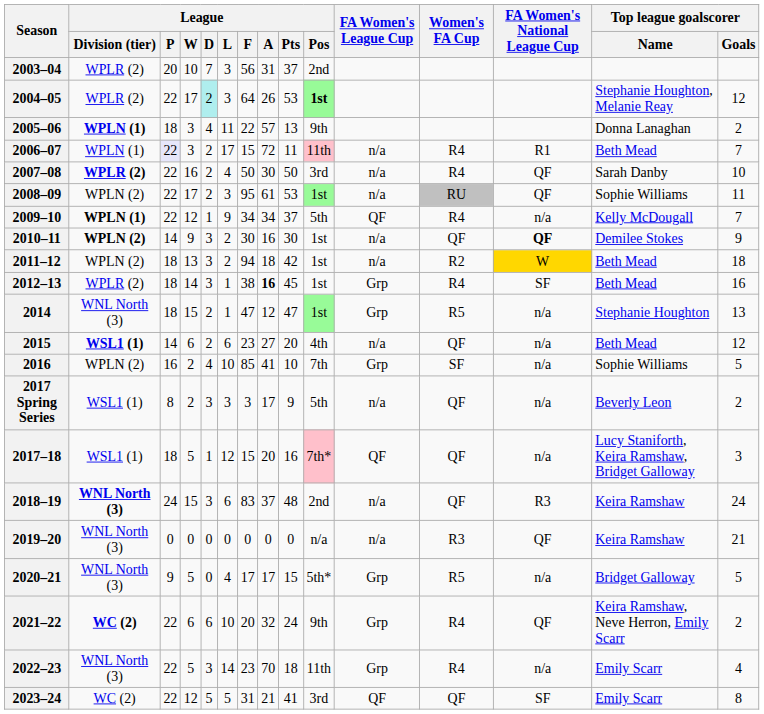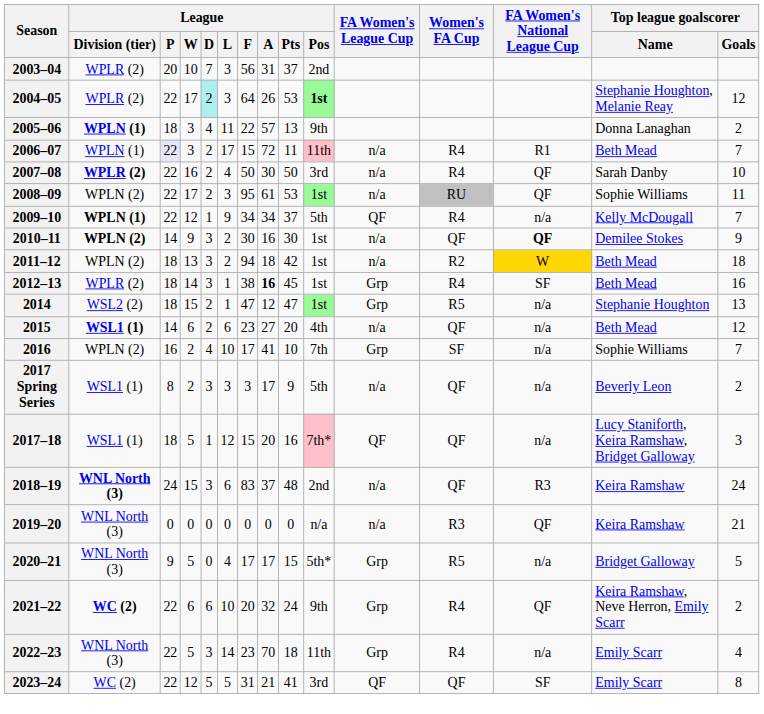(115, 313) WNL North (3) -> (115, 305) WSL2 (2)
(248, 365) 85 -> (248, 349) 17
(738, 365) 5 -> (738, 349) 7
